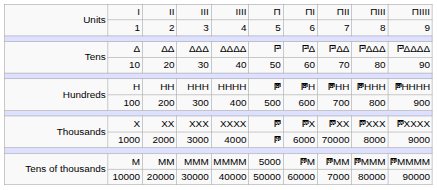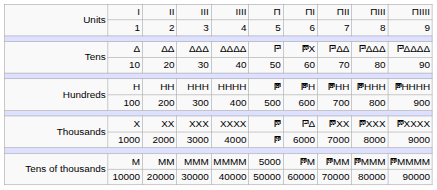(308, 49) 𐅄Δ -> (308, 49) 𐅆Χ
(308, 124) 𐅆Χ -> (308, 124) 𐅄Δ
(336, 139) 70000 -> (338, 139) 7000
(338, 177) 7000 -> (336, 177) 70000
